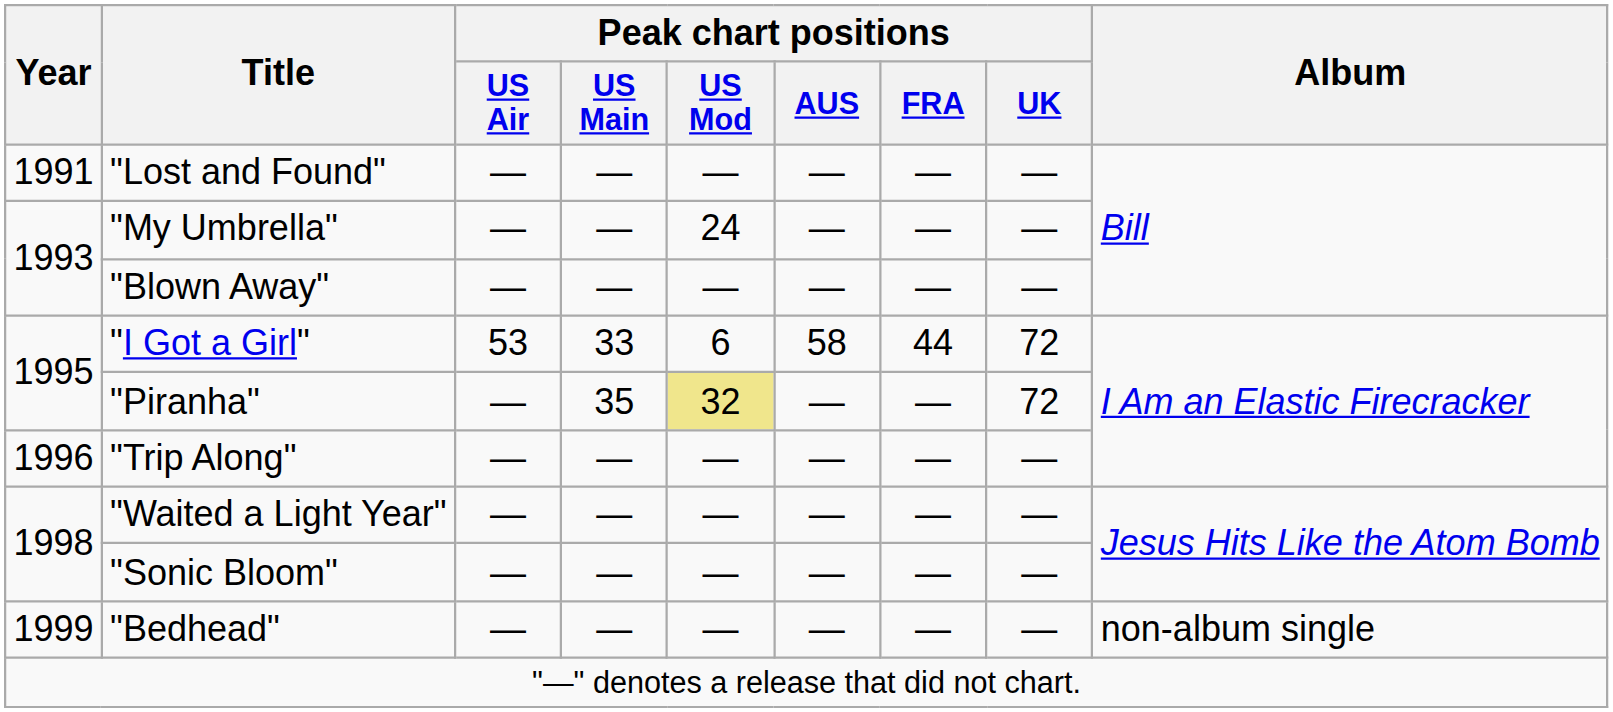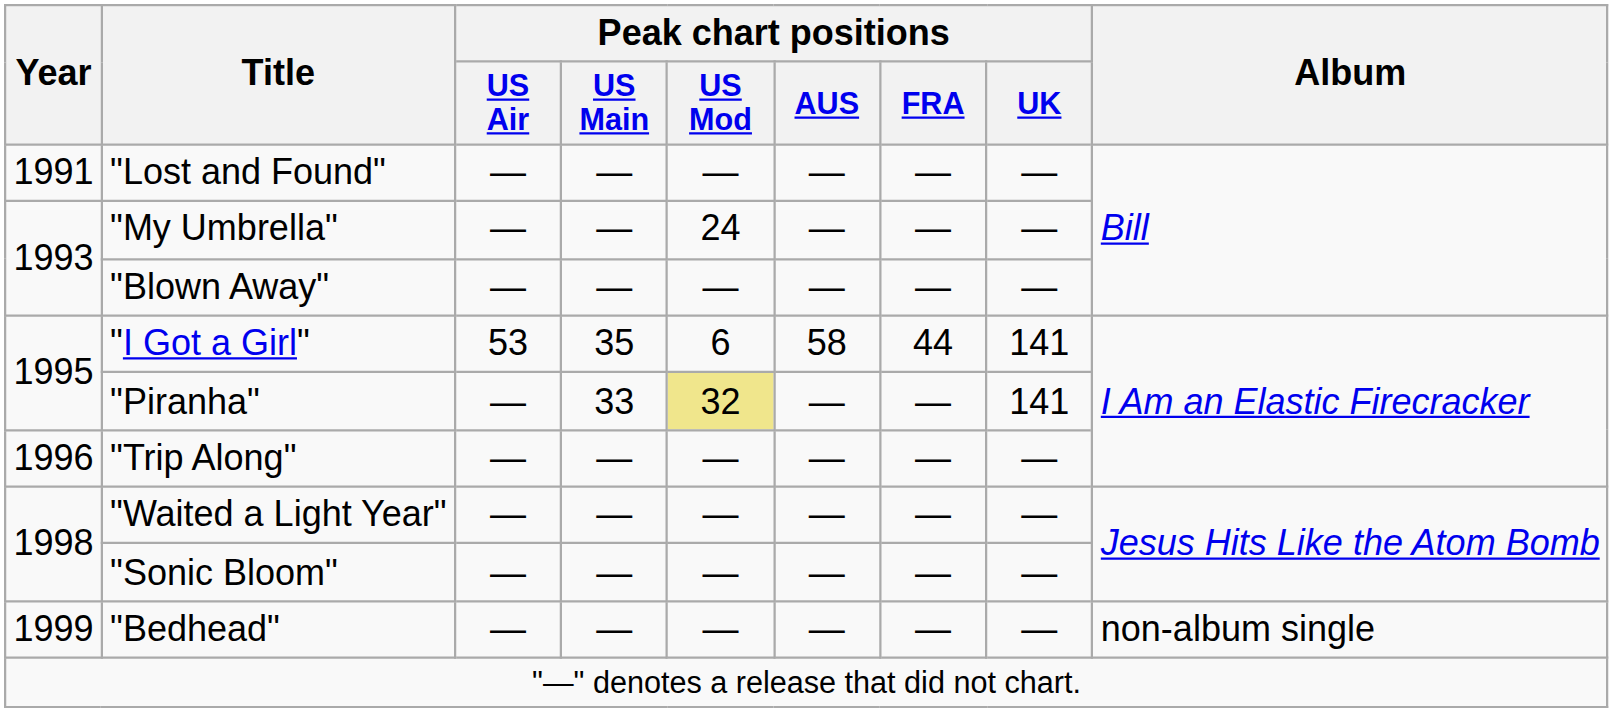(614, 343) 33 -> (614, 343) 35
(1039, 343) 72 -> (1039, 343) 141
(614, 400) 35 -> (614, 400) 33
(1039, 400) 72 -> (1039, 400) 141
